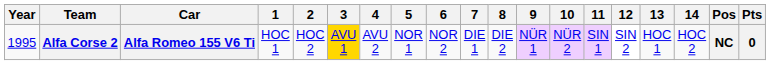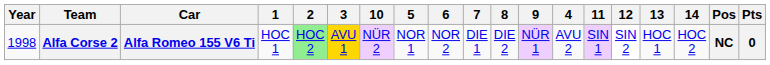columns swapped: (375, 14) <-> (567, 14)
(22, 42) 1995 -> (22, 42) 1998
(310, 42) no background -> (310, 42) lightgreen background
